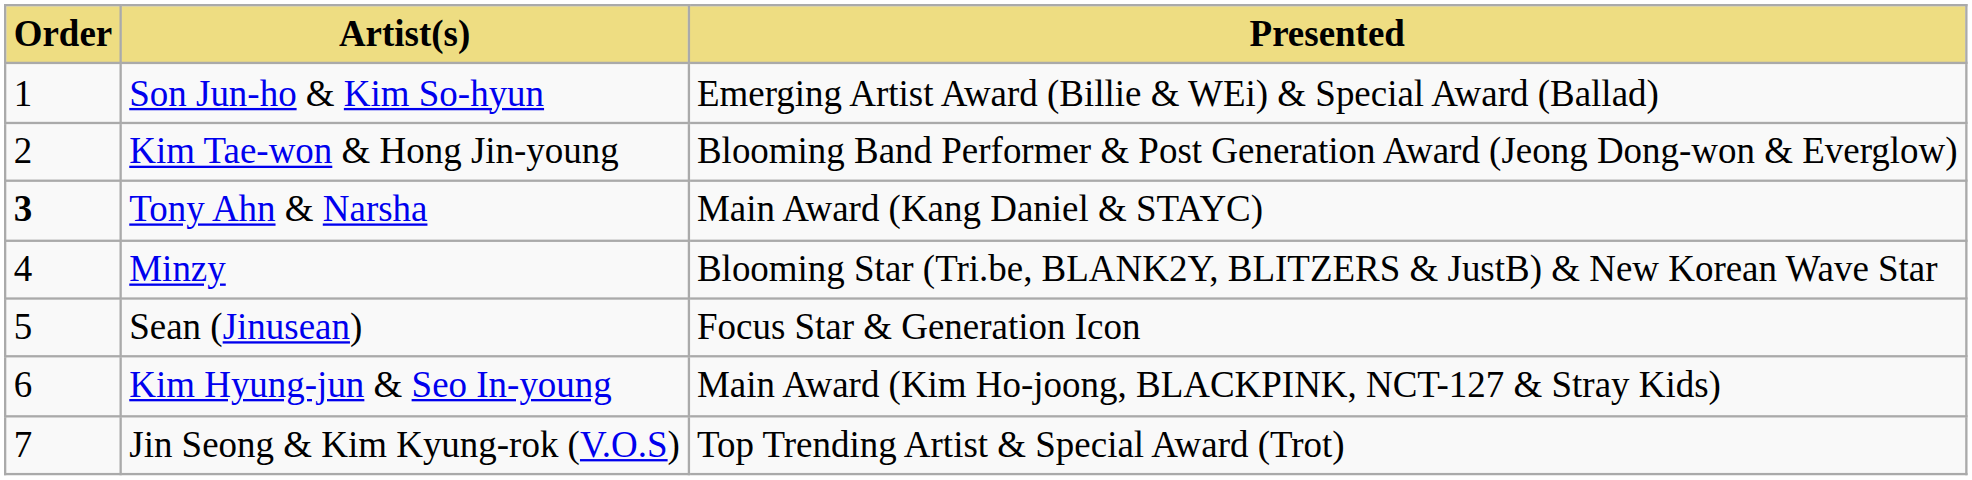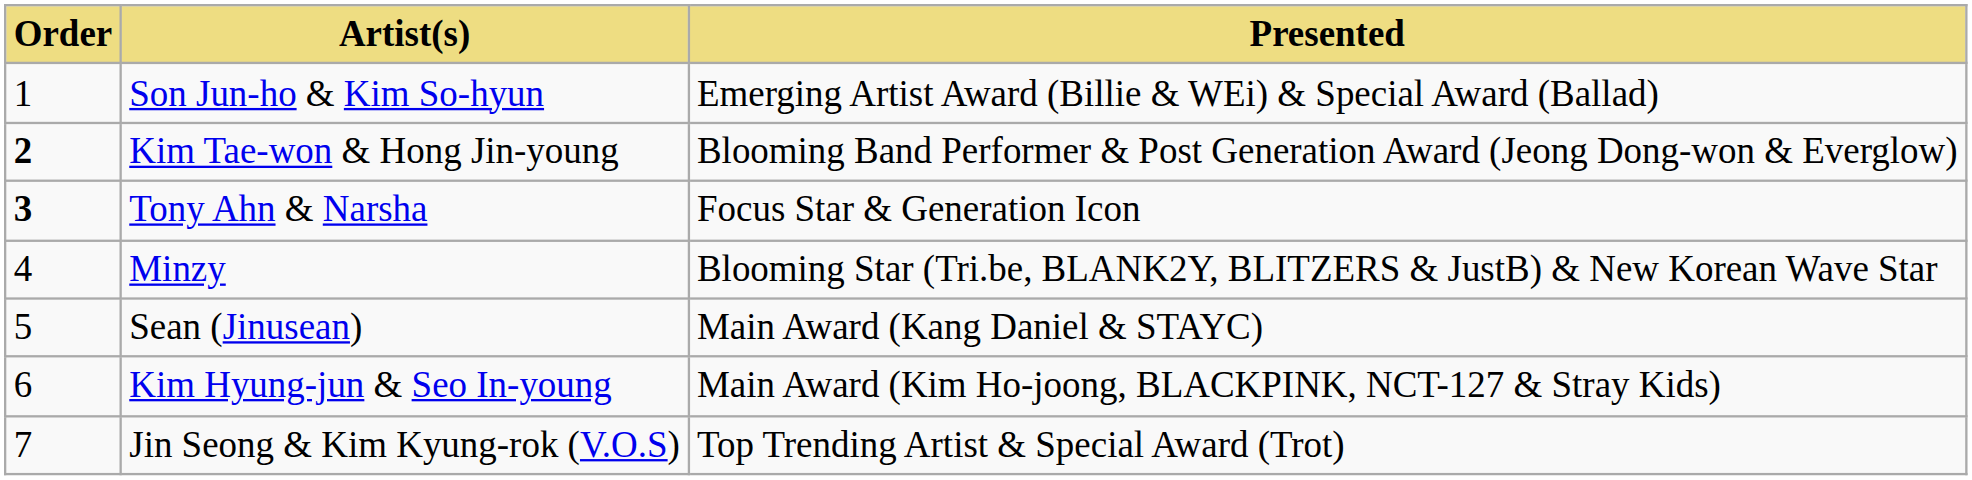(23, 151) normal -> (23, 151) bold
(980, 209) Main Award (Kang Daniel & STAYC) -> (919, 209) Focus Star & Generation Icon
(919, 326) Focus Star & Generation Icon -> (980, 326) Main Award (Kang Daniel & STAYC)
